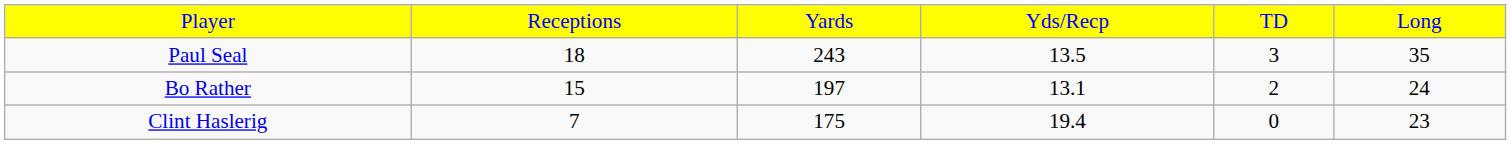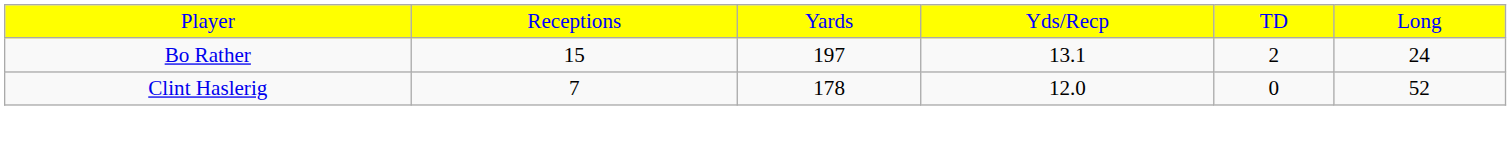- row: (208, 54)
(829, 121) 175 -> (829, 88) 178
(1067, 121) 19.4 -> (1067, 88) 12.0
(1419, 121) 23 -> (1419, 88) 52
